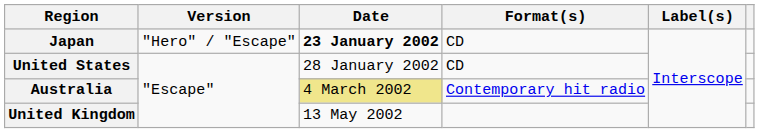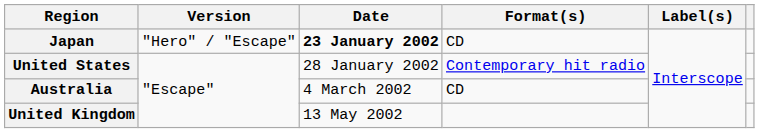(455, 66) CD -> (546, 66) Contemporary hit radio
(357, 91) khaki background -> (357, 91) no background
(546, 91) Contemporary hit radio -> (455, 91) CD
